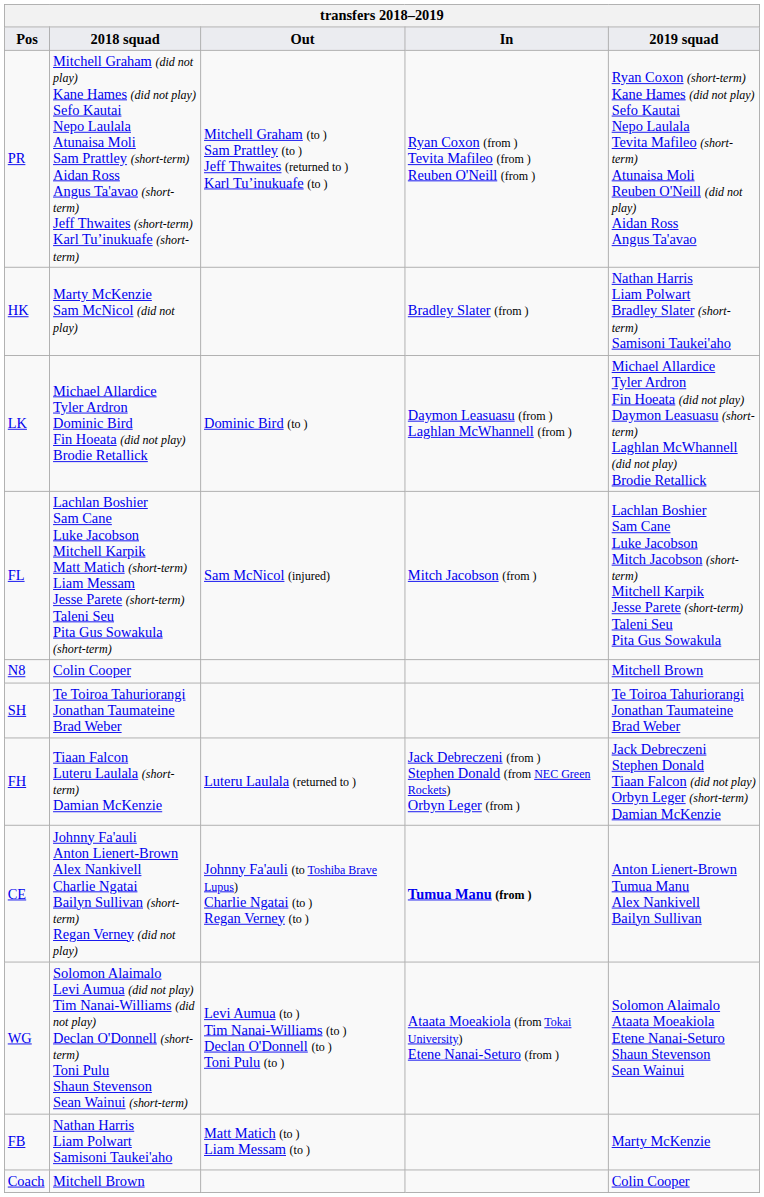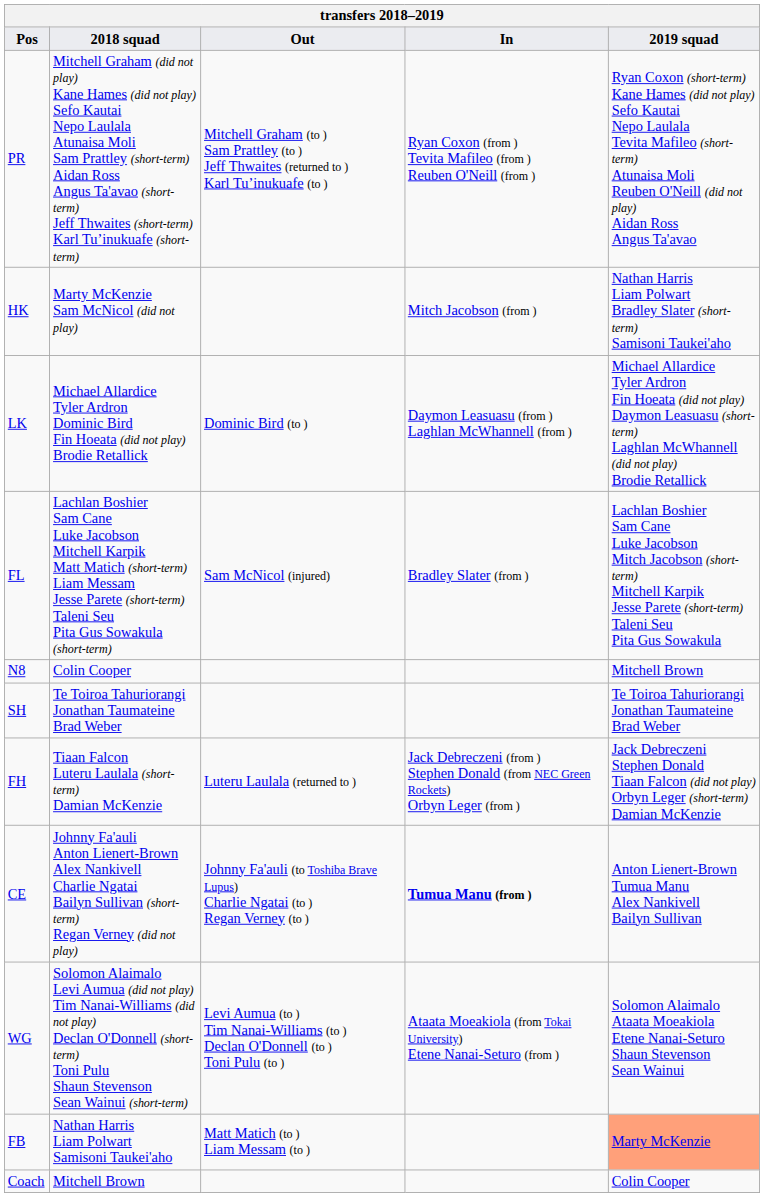(468, 311) Bradley Slater (from ) -> (472, 311) Mitch Jacobson (from )
(472, 575) Mitch Jacobson (from ) -> (468, 575) Bradley Slater (from )
(661, 1141) no background -> (661, 1141) lightsalmon background
